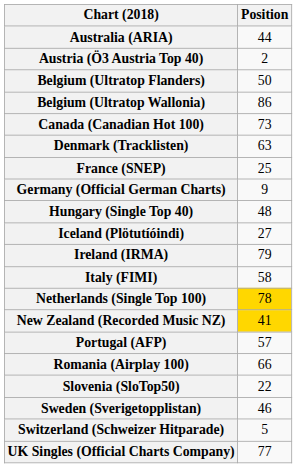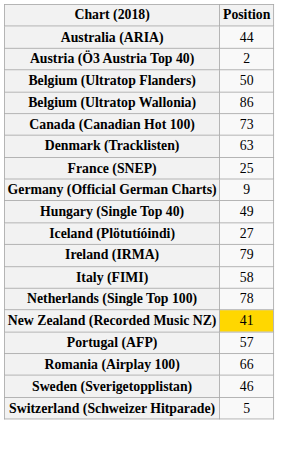(265, 211) 48 -> (247, 211) 49
(265, 299) gold background -> (247, 299) no background
- row: (121, 386)
- row: (121, 451)
